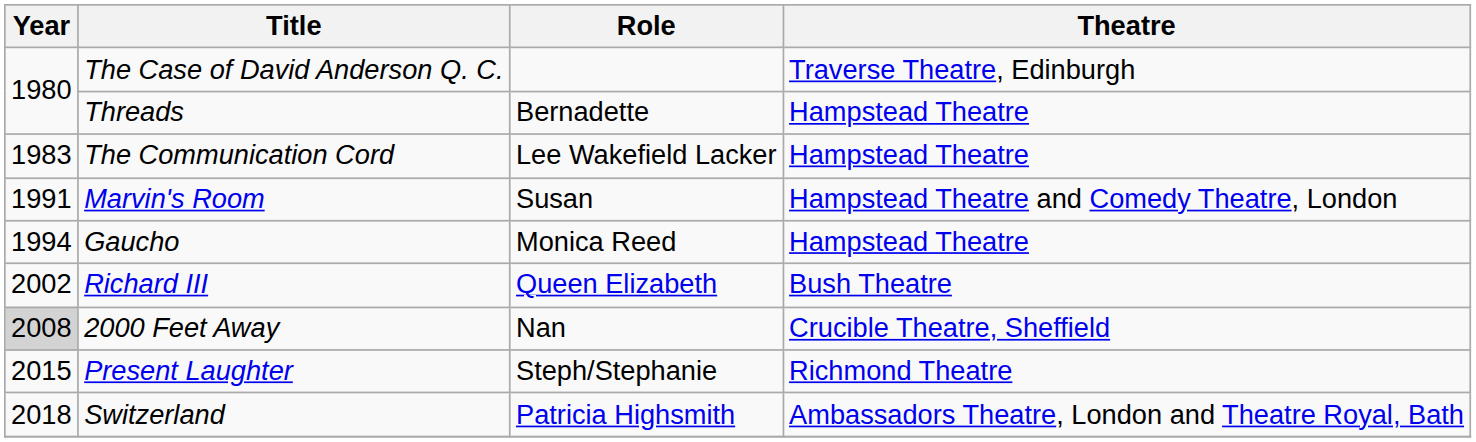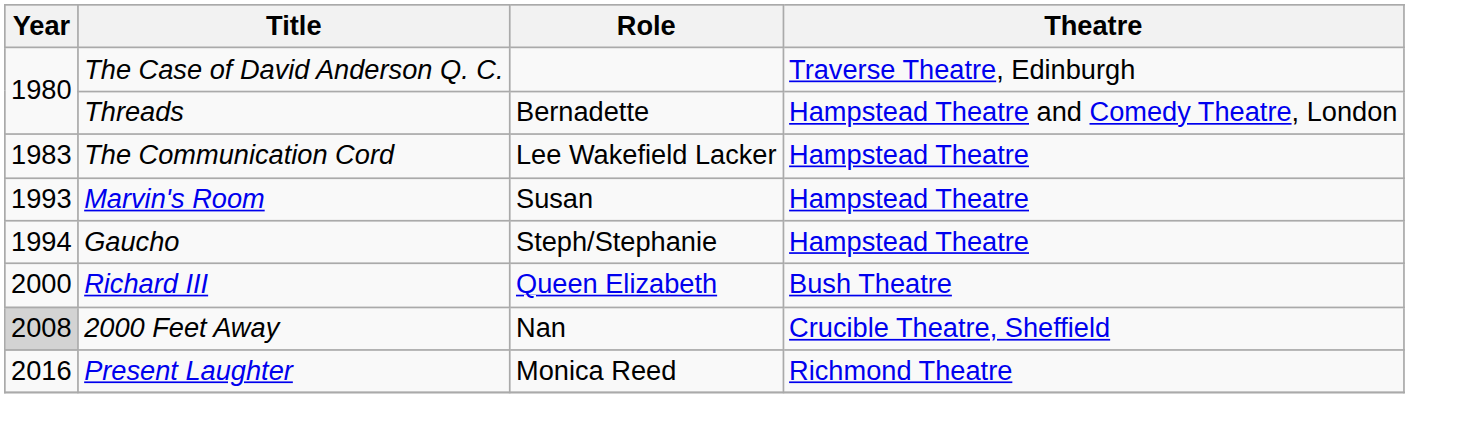(909, 112) Hampstead Theatre -> (1093, 112) Hampstead Theatre and Comedy Theatre, London
(41, 198) 1991 -> (41, 198) 1993
(1093, 198) Hampstead Theatre and Comedy Theatre, London -> (909, 198) Hampstead Theatre
(596, 241) Monica Reed -> (617, 241) Steph/Stephanie
(41, 284) 2002 -> (41, 284) 2000
(41, 371) 2015 -> (41, 371) 2016
(617, 371) Steph/Stephanie -> (596, 371) Monica Reed
- row: (154, 414)
